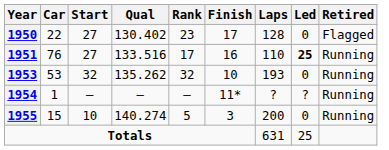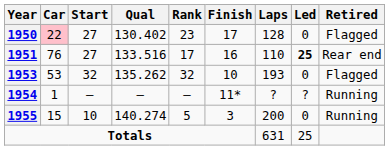(54, 35) no background -> (54, 35) pink background
(348, 55) Running -> (352, 55) Rear end
(348, 75) Running -> (352, 75) Flagged
